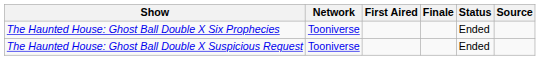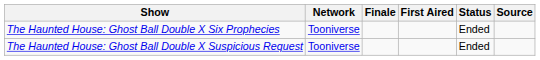columns swapped: (391, 13) <-> (438, 13)
